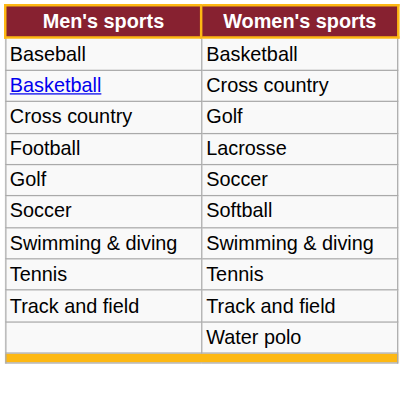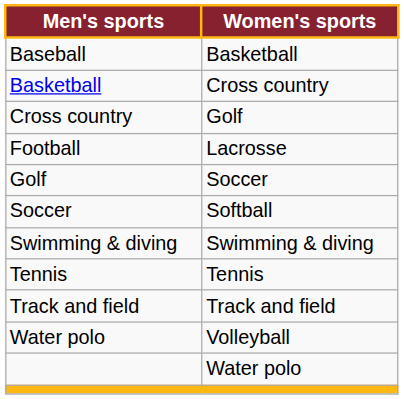+ row: (248, 337)
